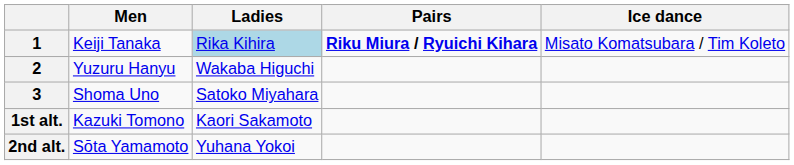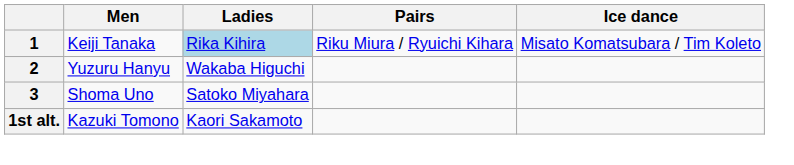(432, 43) bold -> (415, 43) normal
- row: (37, 146)
